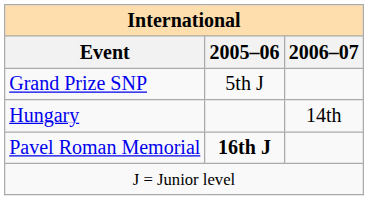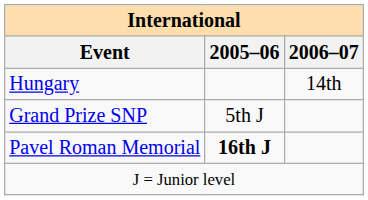rows swapped: (44, 115) <-> (78, 83)
